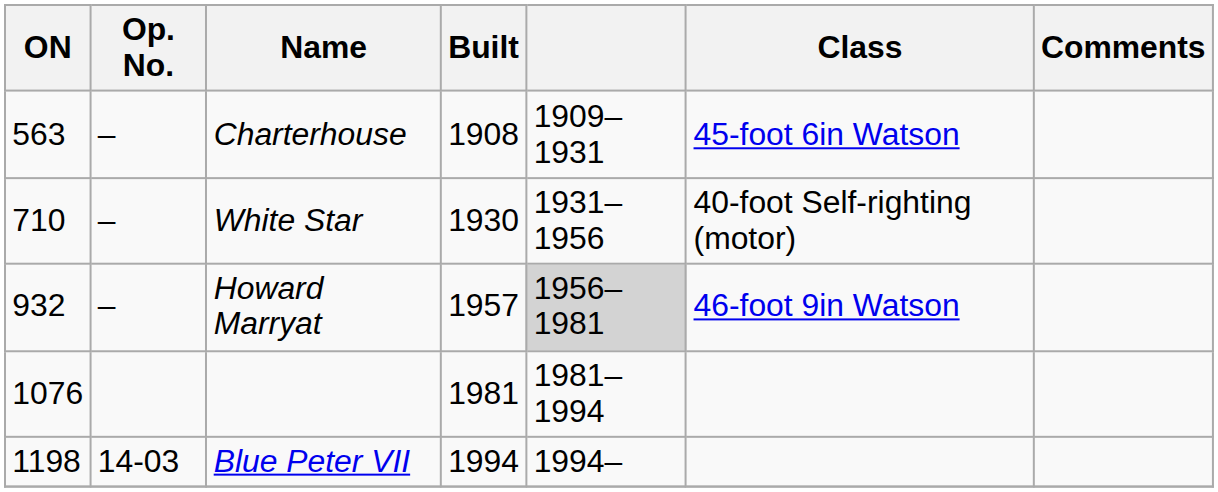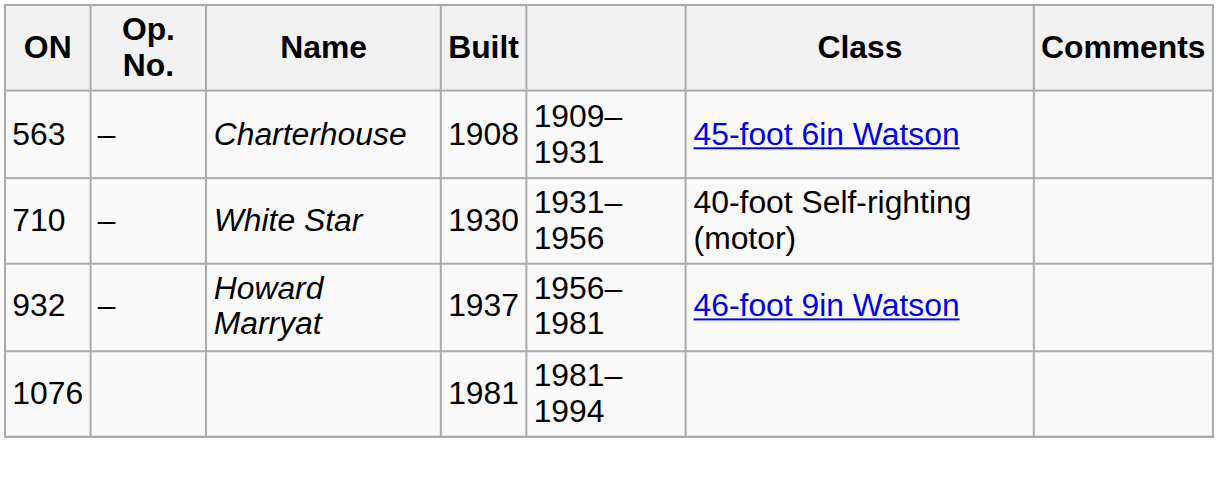(484, 306) 1957 -> (484, 306) 1937
(578, 306) lightgrey background -> (578, 306) no background
- row: (47, 461)
